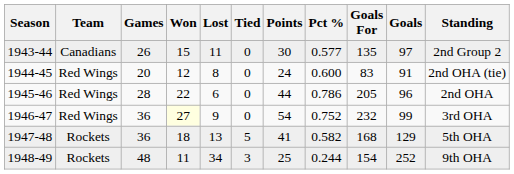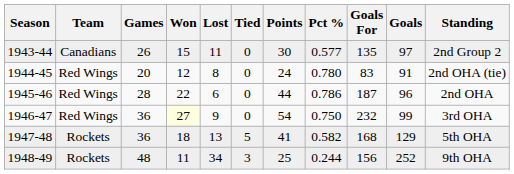(326, 72) 0.600 -> (326, 72) 0.780
(367, 94) 205 -> (367, 94) 187
(326, 115) 0.752 -> (326, 115) 0.750
(367, 158) 154 -> (367, 158) 156
